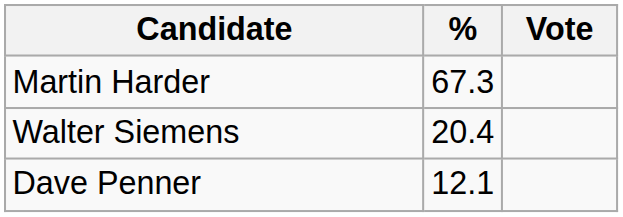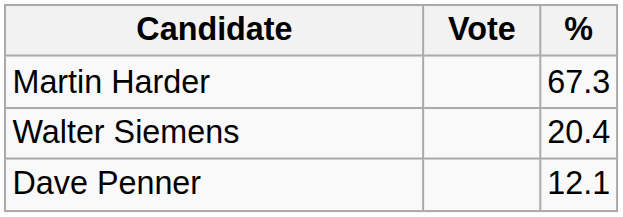columns swapped: (560, 30) <-> (463, 30)
